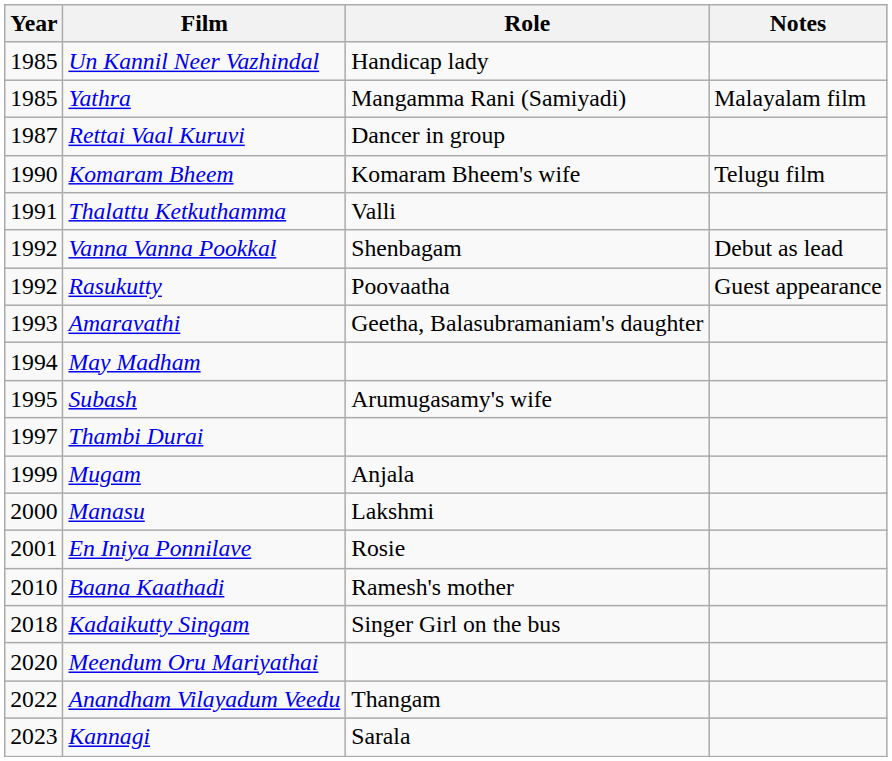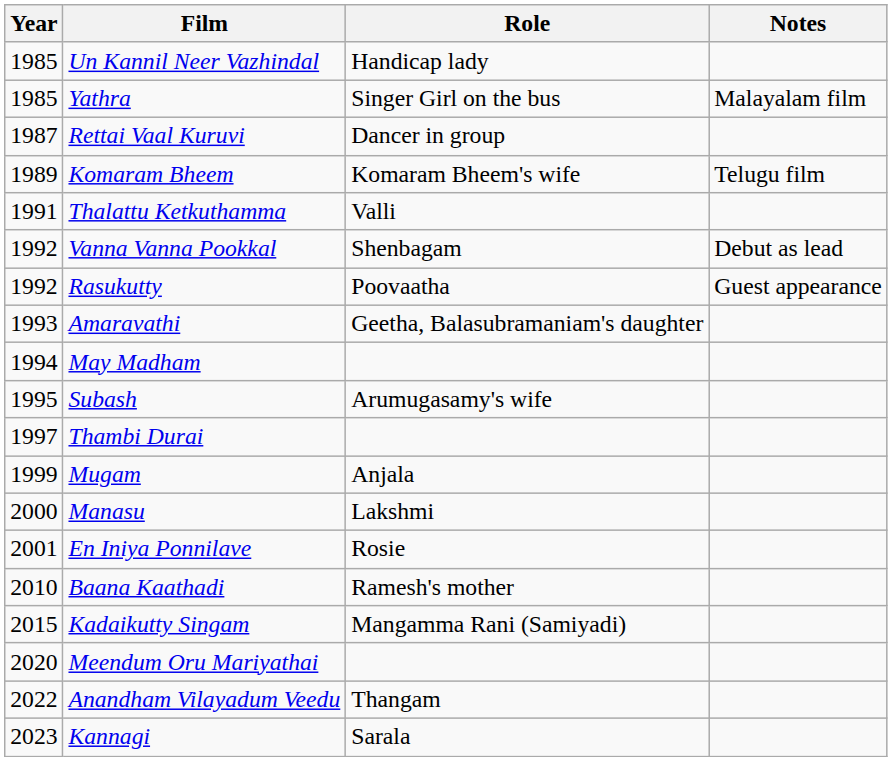(489, 98) Mangamma Rani (Samiyadi) -> (456, 98) Singer Girl on the bus
(34, 173) 1990 -> (34, 173) 1989
(34, 624) 2018 -> (34, 624) 2015
(456, 624) Singer Girl on the bus -> (489, 624) Mangamma Rani (Samiyadi)
